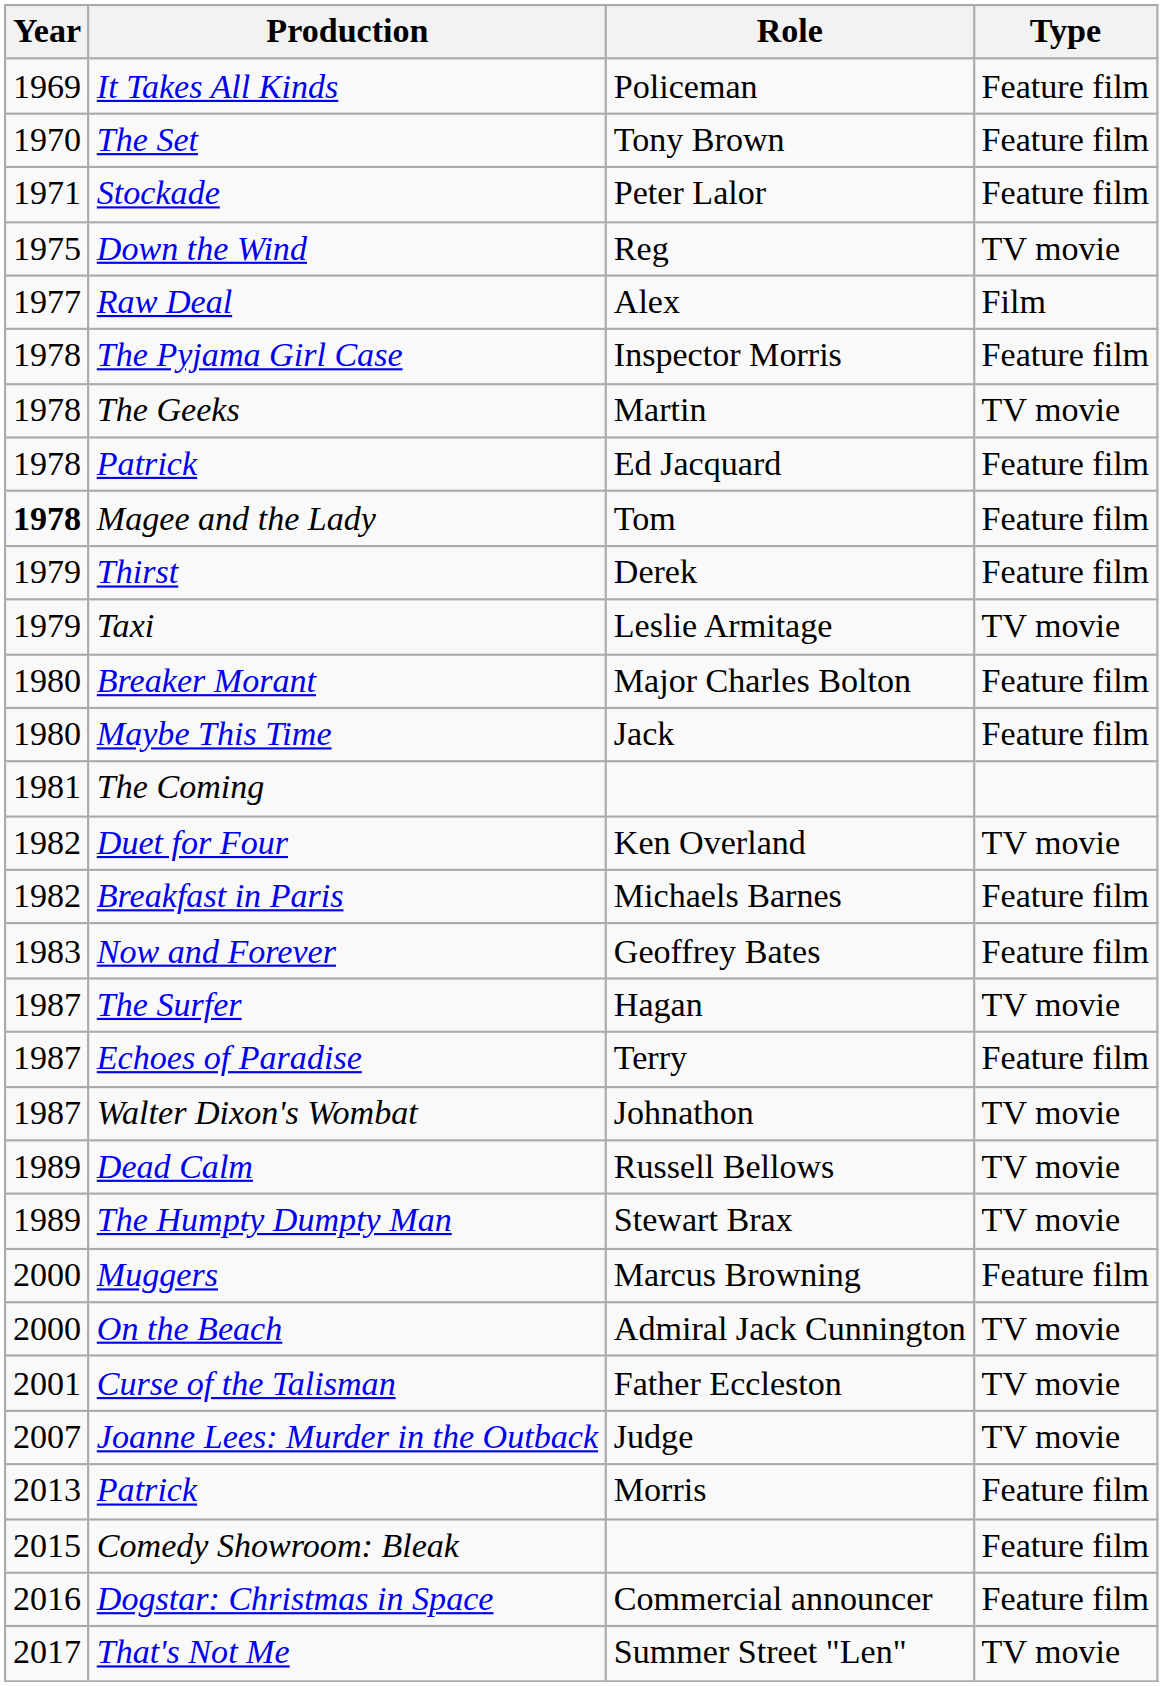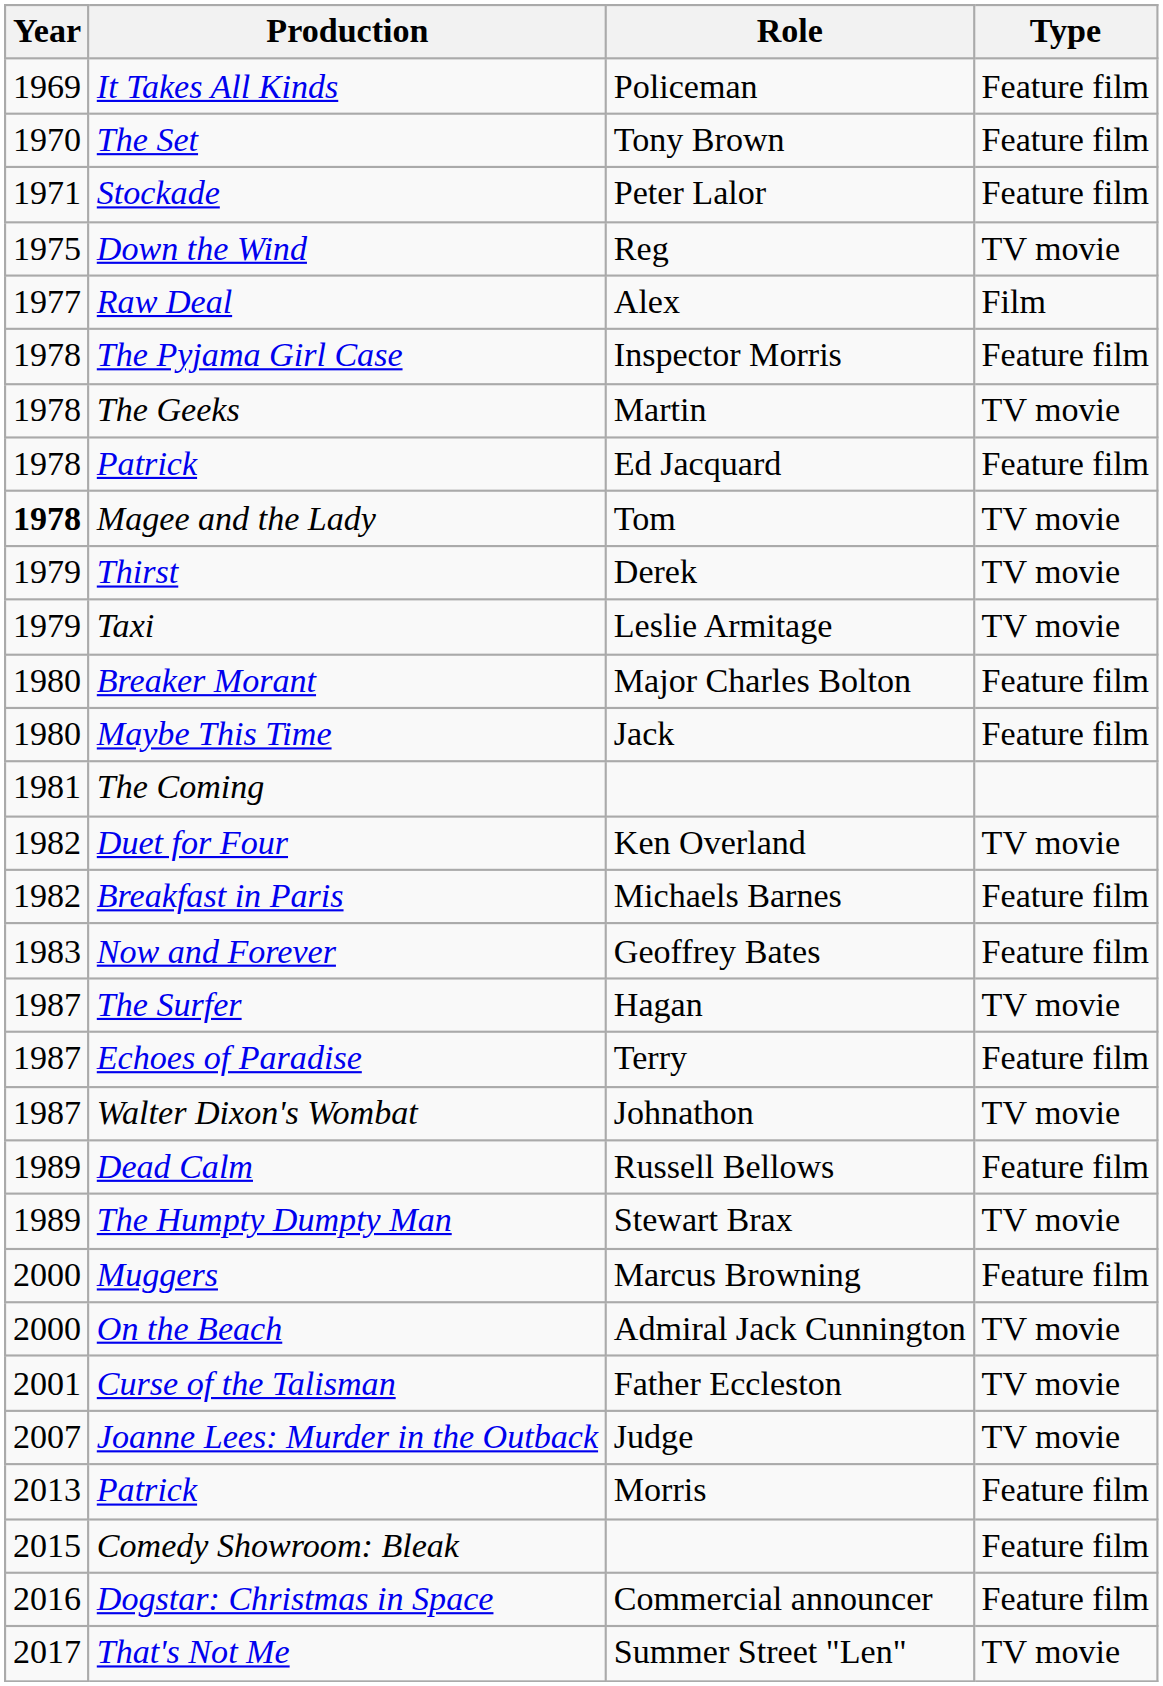(1065, 517) Feature film -> (1051, 517) TV movie
(1065, 572) Feature film -> (1051, 572) TV movie
(1051, 1166) TV movie -> (1065, 1166) Feature film
